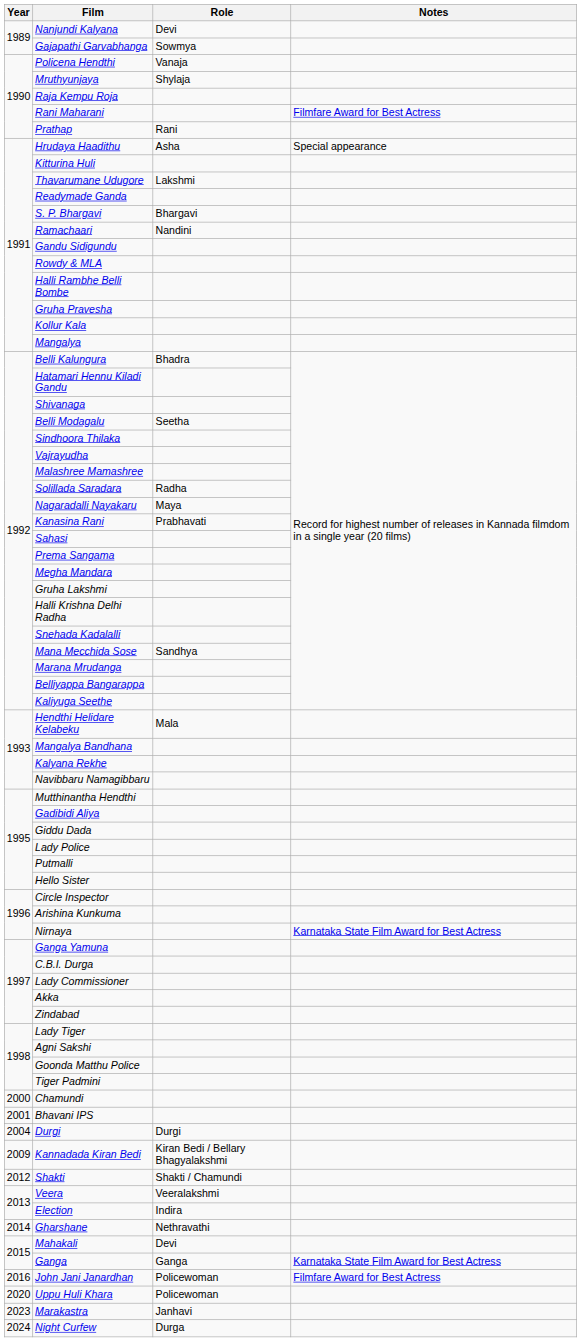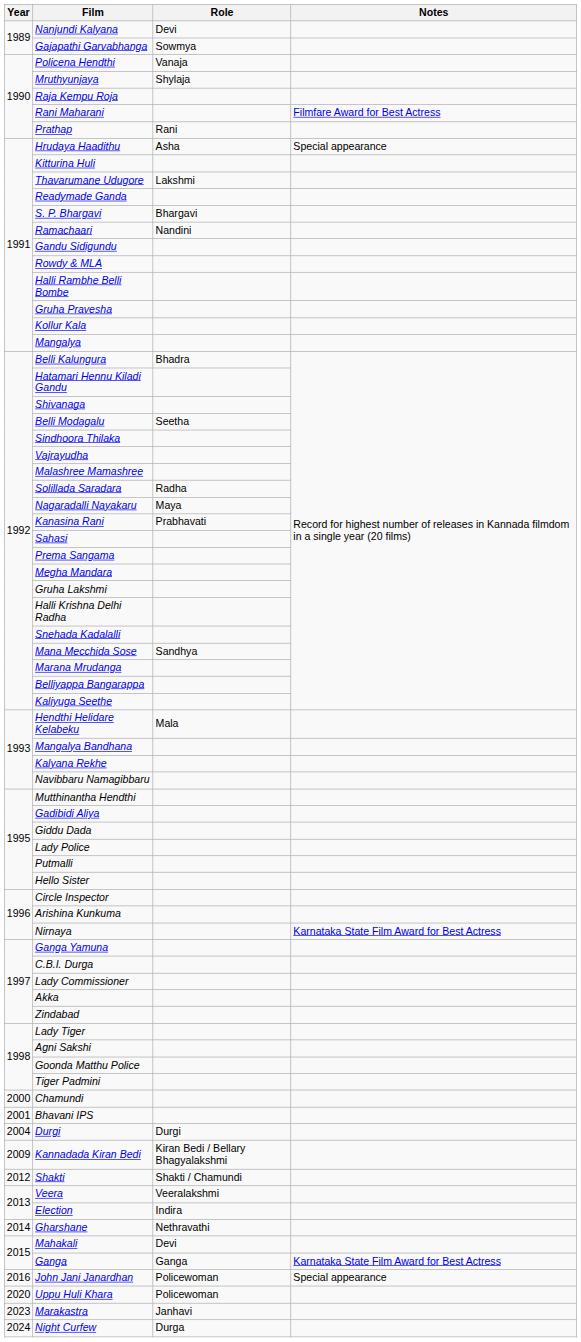(367, 1278) Filmfare Award for Best Actress -> (340, 1278) Special appearance
